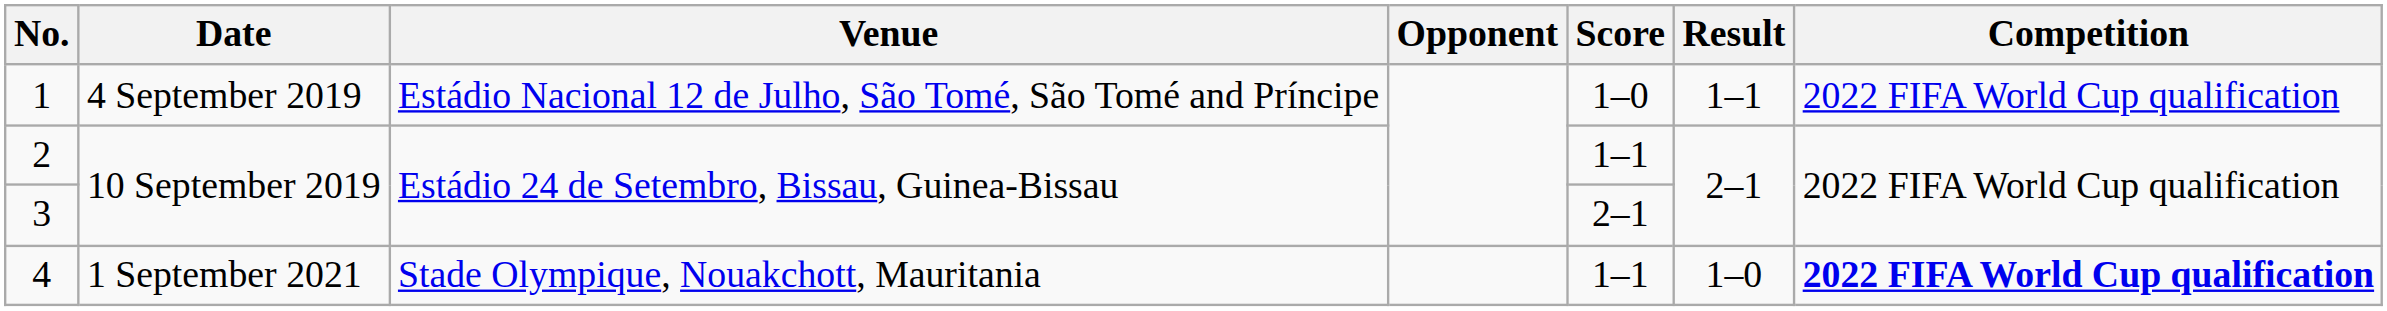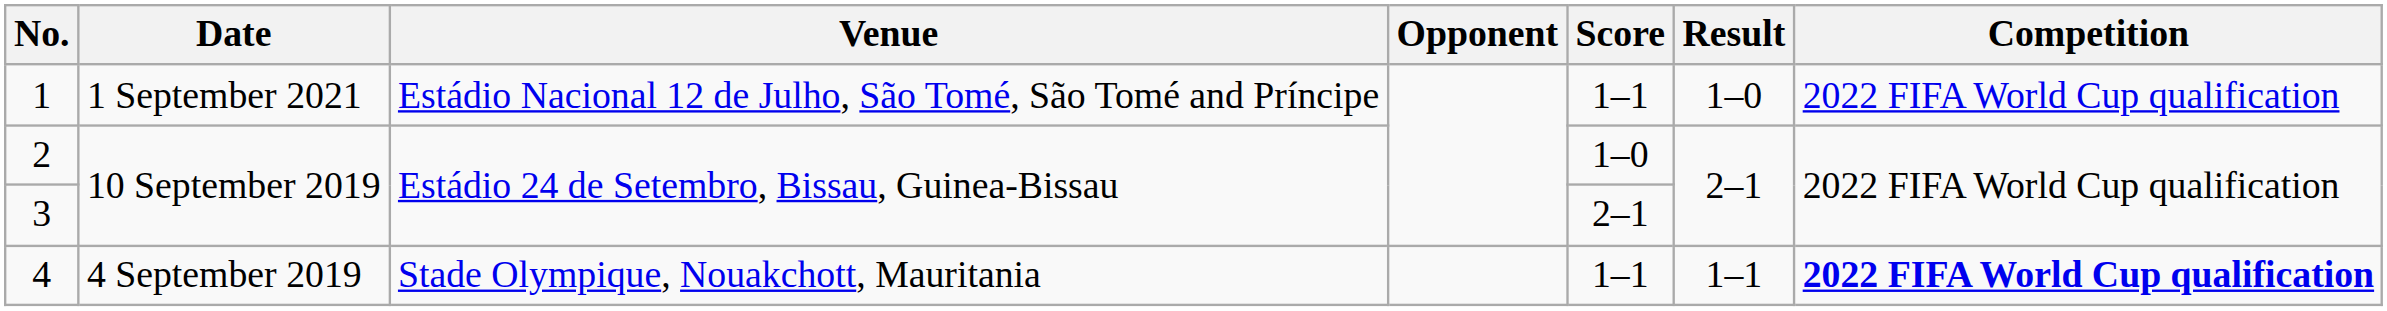(224, 94) 4 September 2019 -> (224, 94) 1 September 2021
(1620, 94) 1–0 -> (1620, 94) 1–1
(1734, 94) 1–1 -> (1734, 94) 1–0
(1620, 154) 1–1 -> (1620, 154) 1–0
(224, 273) 1 September 2021 -> (224, 273) 4 September 2019
(1734, 273) 1–0 -> (1734, 273) 1–1
